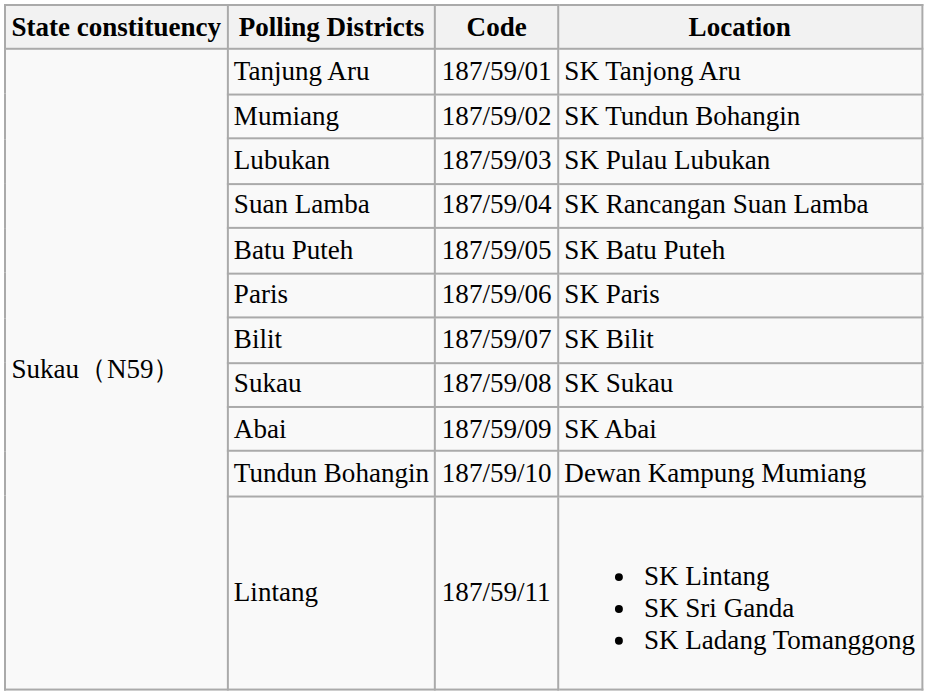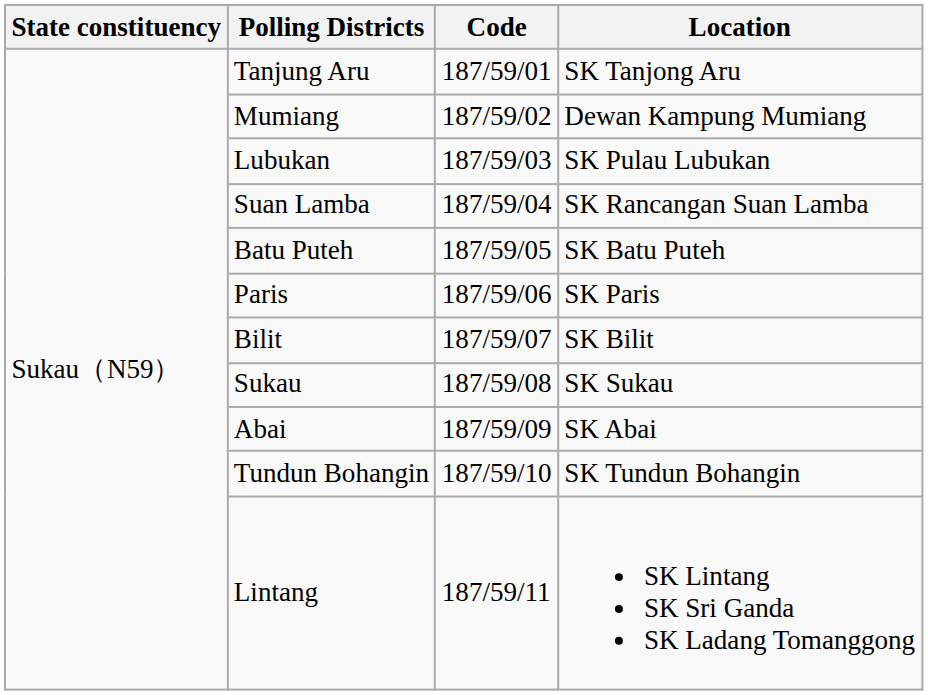(682, 115) SK Tundun Bohangin -> (715, 115) Dewan Kampung Mumiang
(715, 472) Dewan Kampung Mumiang -> (682, 472) SK Tundun Bohangin
